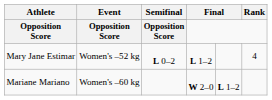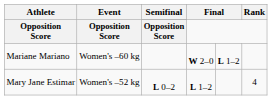rows swapped: (41, 56) <-> (38, 82)
